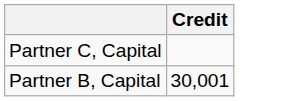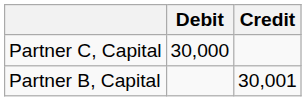+ column: (200, 19)
